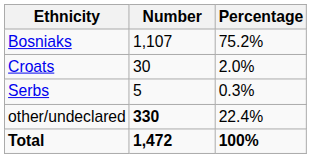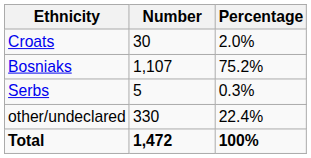rows swapped: (40, 41) <-> (31, 66)
(146, 116) bold -> (146, 116) normal
